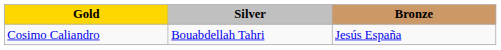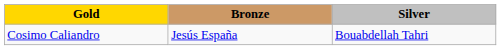columns swapped: (250, 14) <-> (414, 14)
